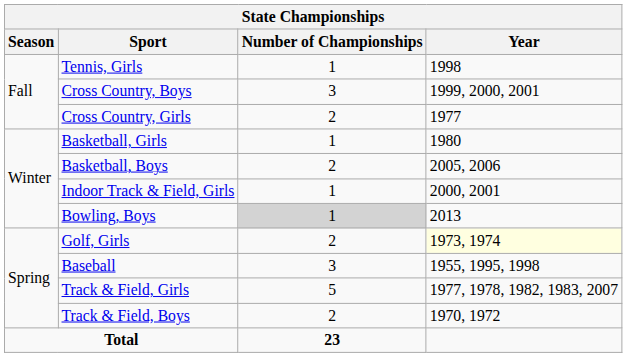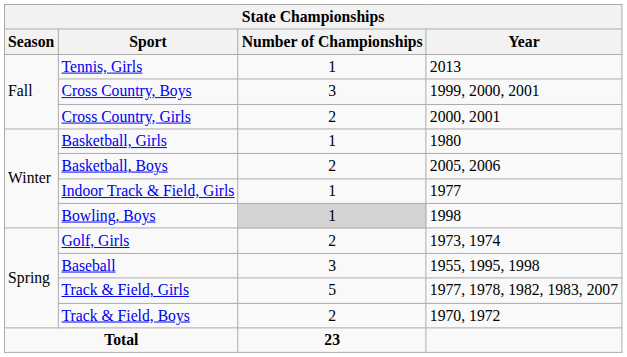(446, 66) 1998 -> (446, 66) 2013
(446, 116) 1977 -> (465, 116) 2000, 2001
(465, 191) 2000, 2001 -> (446, 191) 1977
(446, 215) 2013 -> (446, 215) 1998
(465, 240) lightyellow background -> (465, 240) no background
